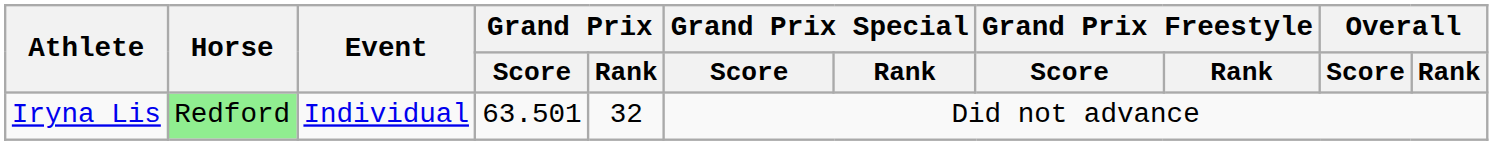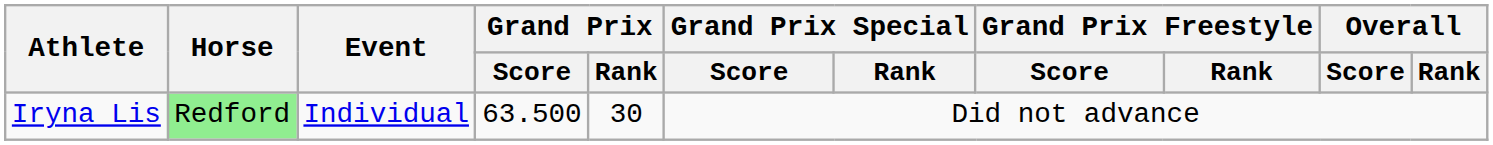(532, 116) 63.501 -> (532, 116) 63.500
(626, 116) 32 -> (626, 116) 30
